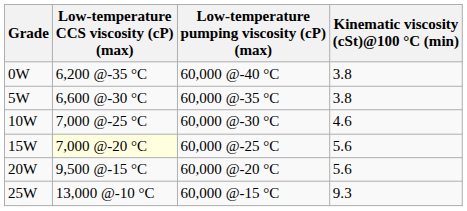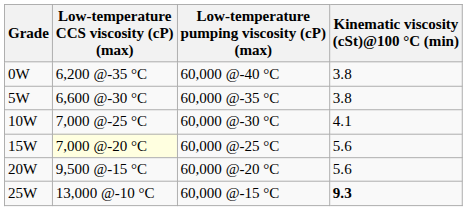(342, 121) 4.6 -> (342, 121) 4.1
(342, 193) normal -> (342, 193) bold
